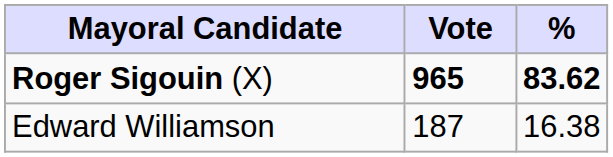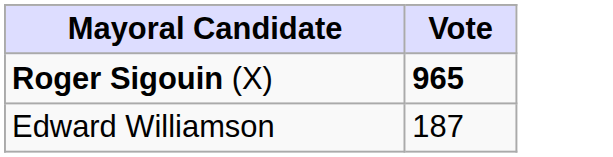- column: (562, 28)
